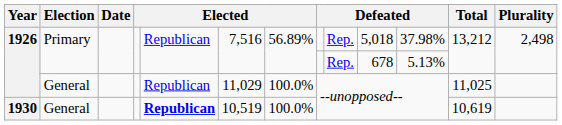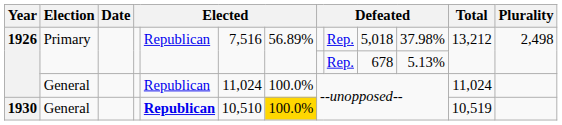(242, 85) 11,029 -> (242, 85) 11,024
(472, 85) 11,025 -> (472, 85) 11,024
(242, 108) 10,519 -> (242, 108) 10,510
(291, 108) no background -> (291, 108) gold background
(472, 108) 10,619 -> (472, 108) 10,519
